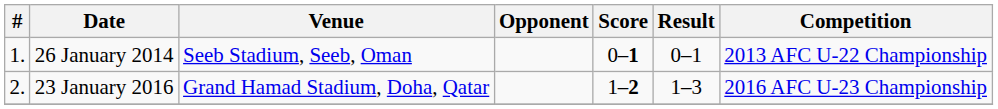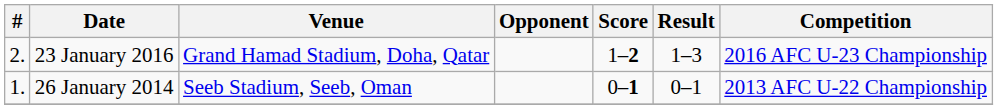rows swapped: (104, 54) <-> (104, 87)
